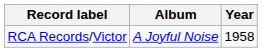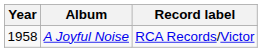columns swapped: (240, 15) <-> (67, 15)
